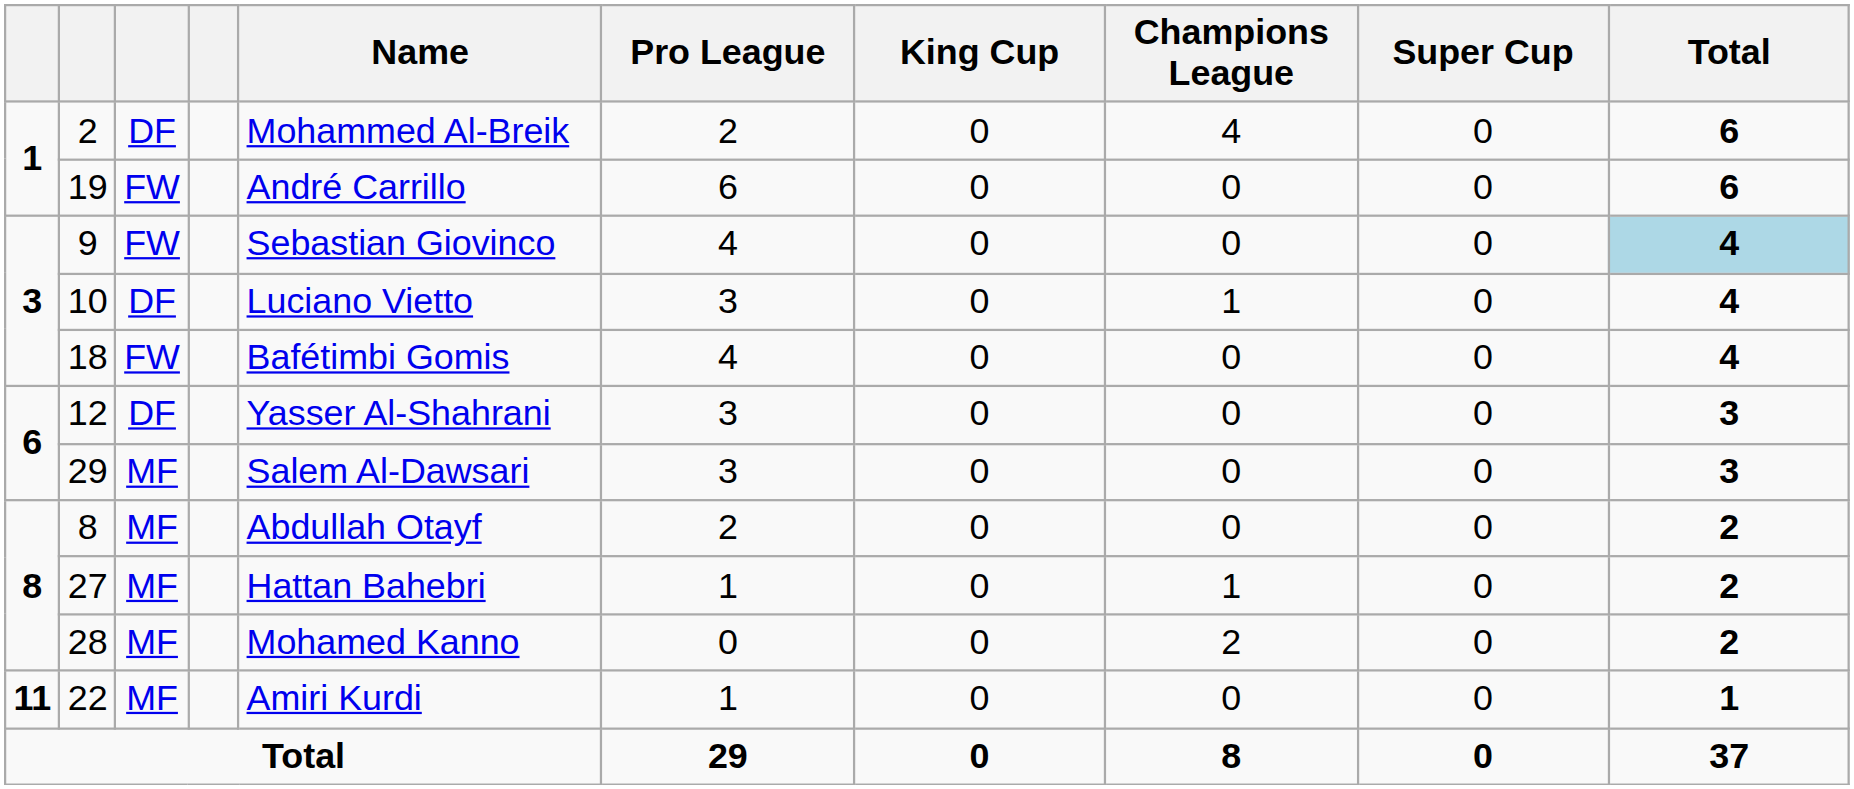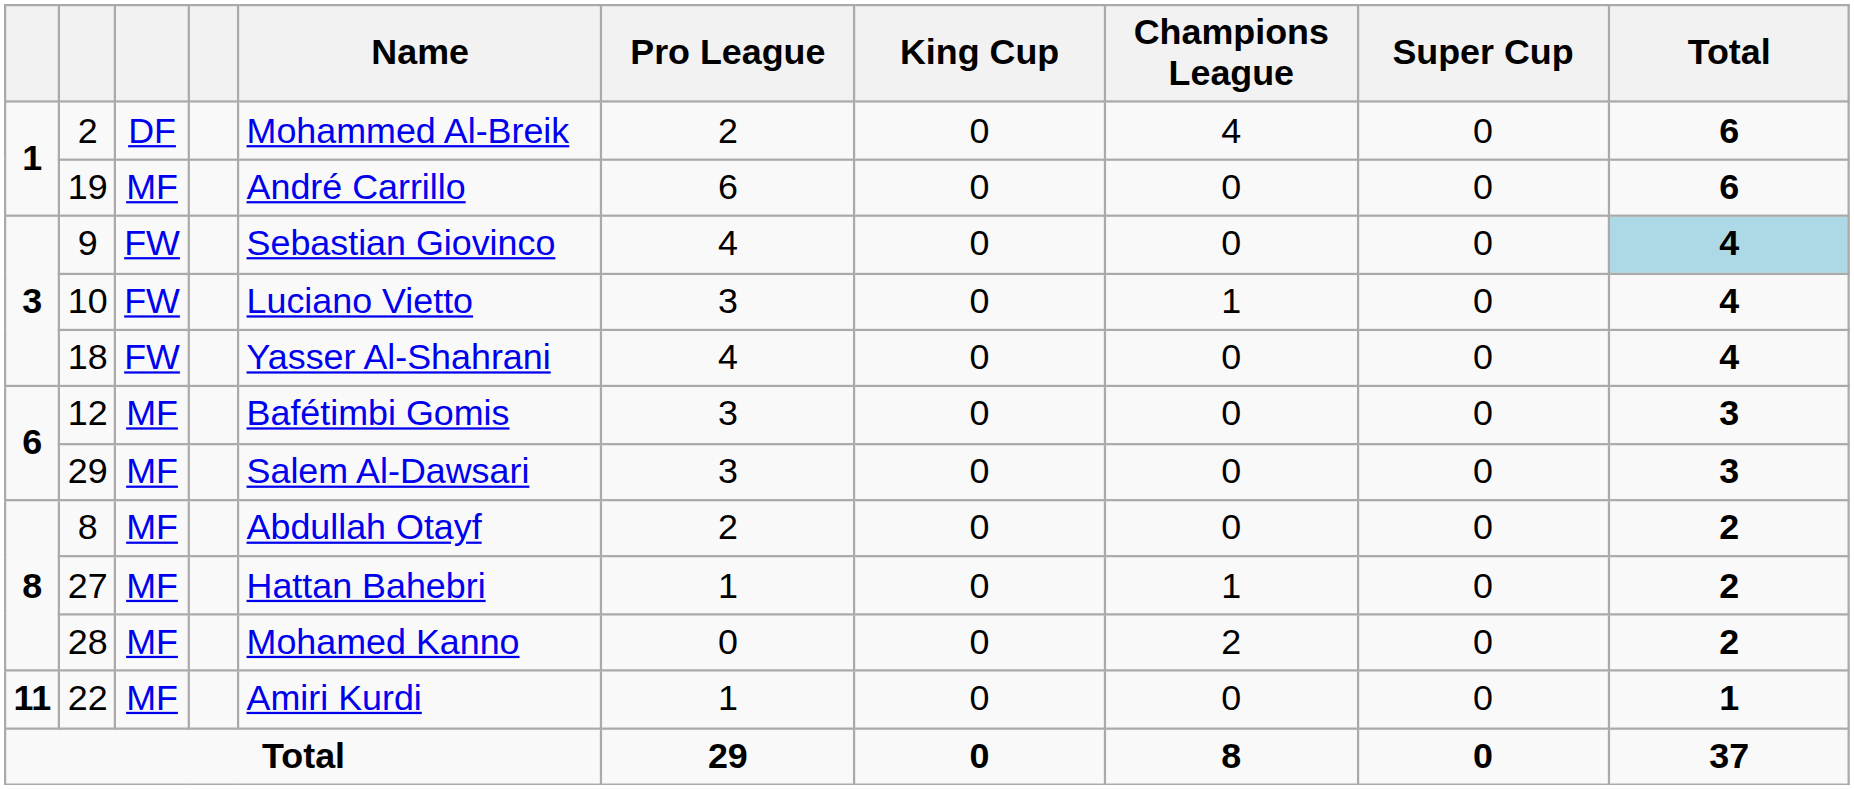(152, 186) FW -> (152, 186) MF
(152, 300) DF -> (152, 300) FW
(378, 357) Bafétimbi Gomis -> (399, 357) Yasser Al-Shahrani
(152, 414) DF -> (152, 414) MF
(399, 414) Yasser Al-Shahrani -> (378, 414) Bafétimbi Gomis
